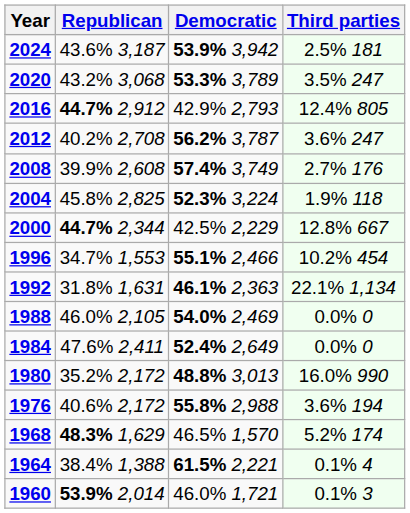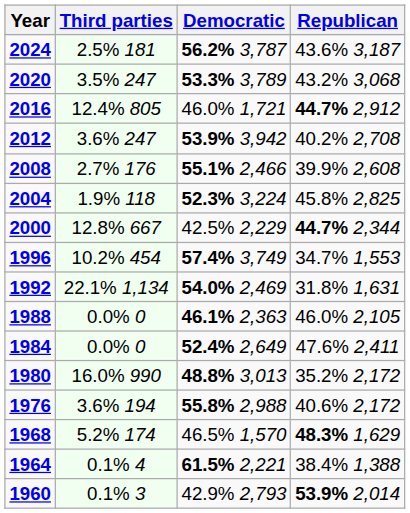columns swapped: (112, 20) <-> (344, 20)
(226, 50) 53.9% 3,942 -> (234, 50) 56.2% 3,787
(226, 109) 42.9% 2,793 -> (234, 109) 46.0% 1,721
(226, 138) 56.2% 3,787 -> (234, 138) 53.9% 3,942
(226, 168) 57.4% 3,749 -> (234, 168) 55.1% 2,466
(226, 257) 55.1% 2,466 -> (234, 257) 57.4% 3,749
(226, 286) 46.1% 2,363 -> (234, 286) 54.0% 2,469
(226, 316) 54.0% 2,469 -> (234, 316) 46.1% 2,363
(226, 494) 46.0% 1,721 -> (234, 494) 42.9% 2,793
